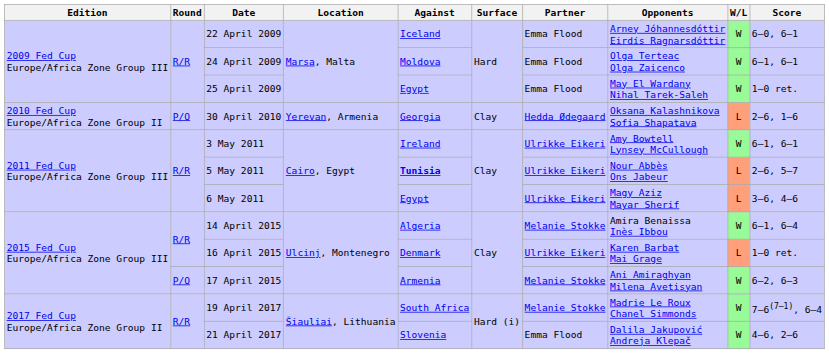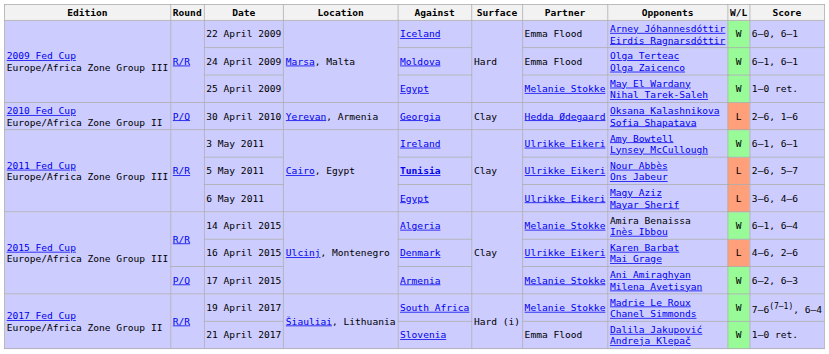(553, 88) Emma Flood -> (565, 88) Melanie Stokke
(775, 253) 1–0 ret. -> (775, 253) 4–6, 2–6
(775, 335) 4–6, 2–6 -> (775, 335) 1–0 ret.
